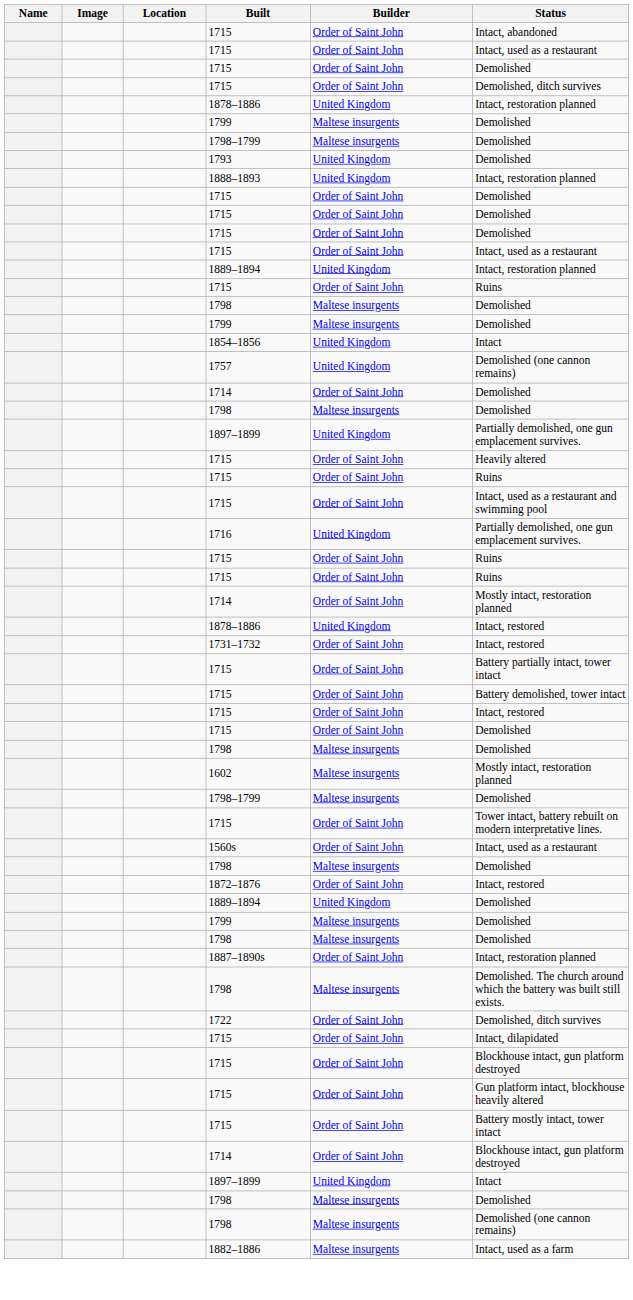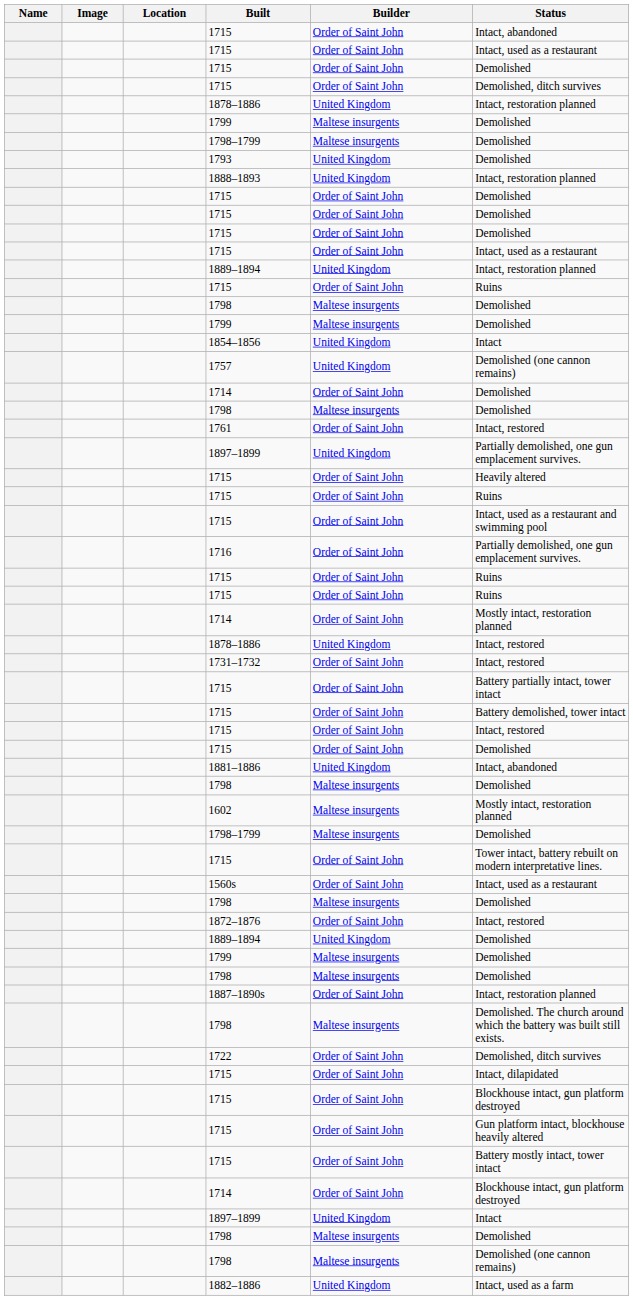+ row: (33, 428)
(352, 534) United Kingdom -> (358, 552) Order of Saint John
+ row: (33, 767)
(356, 1249) Maltese insurgents -> (352, 1285) United Kingdom
